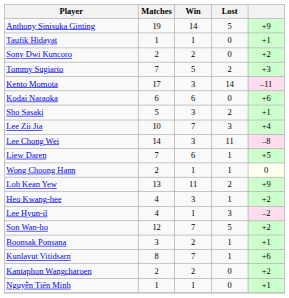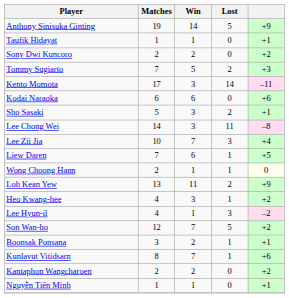rows swapped: (33, 141) <-> (24, 127)
